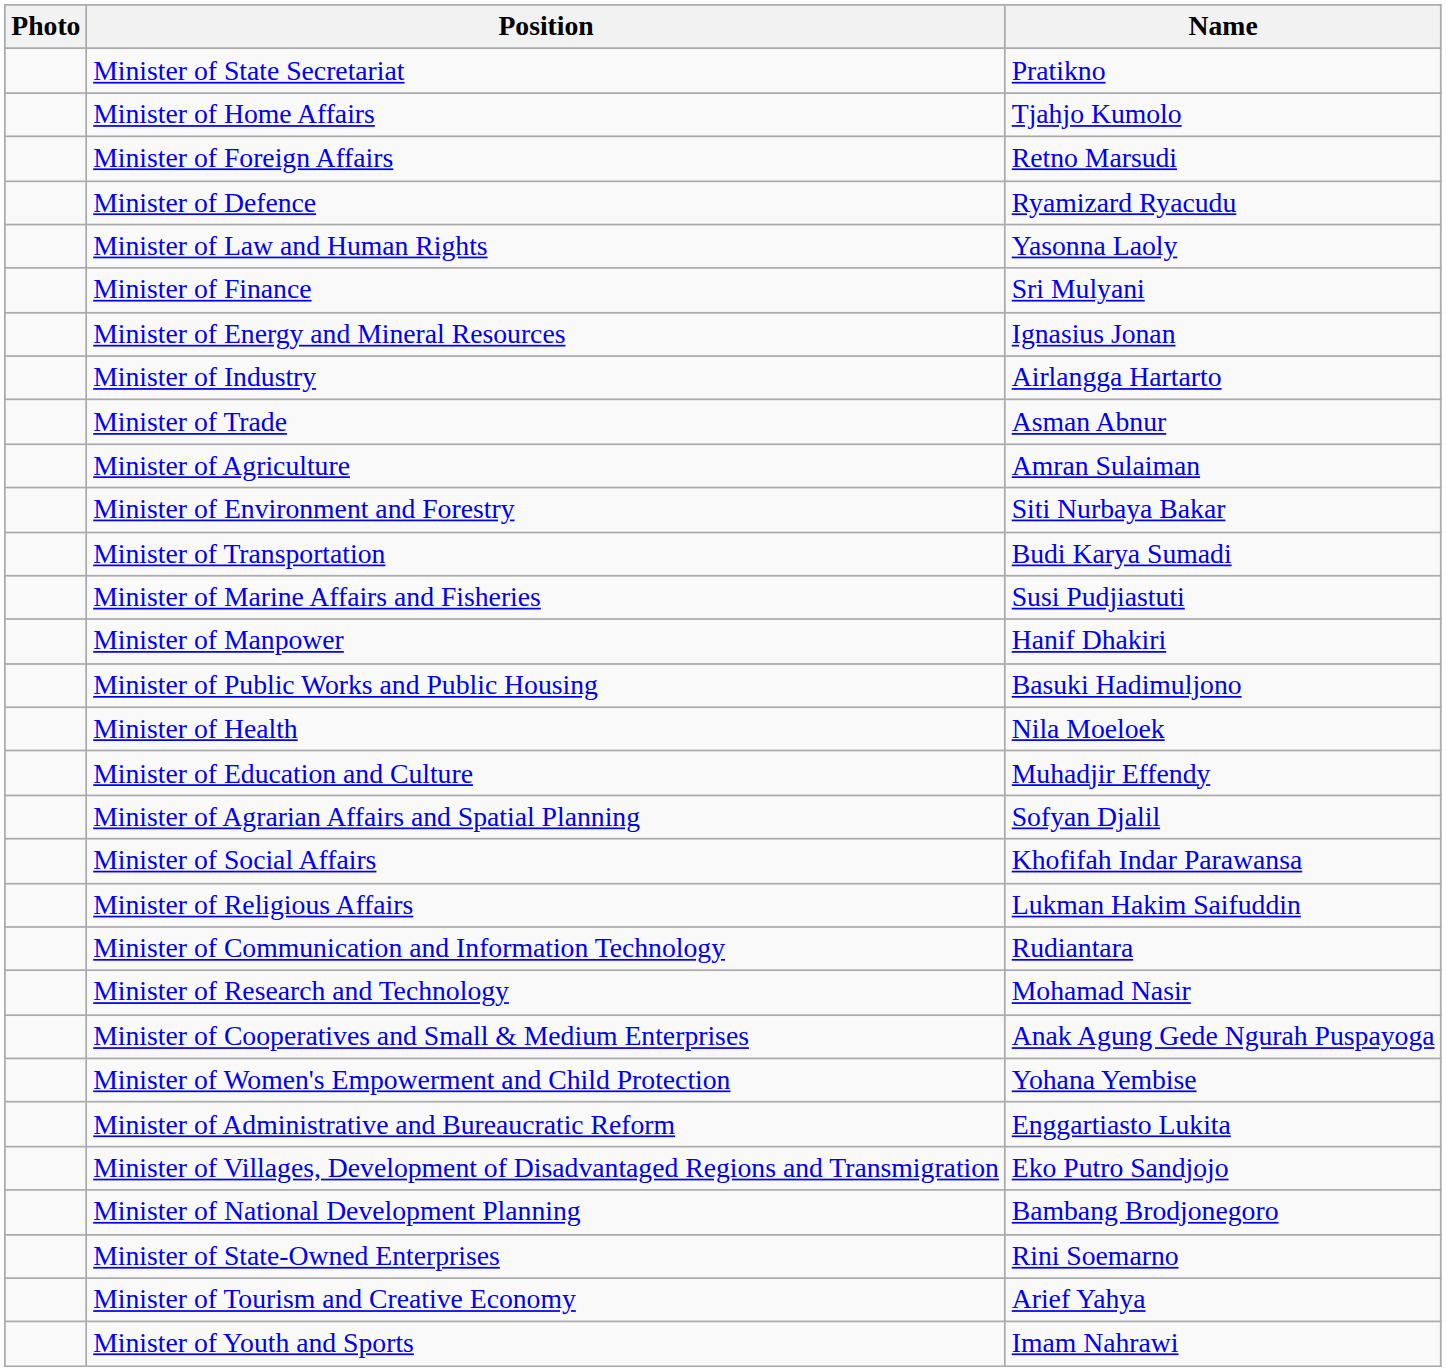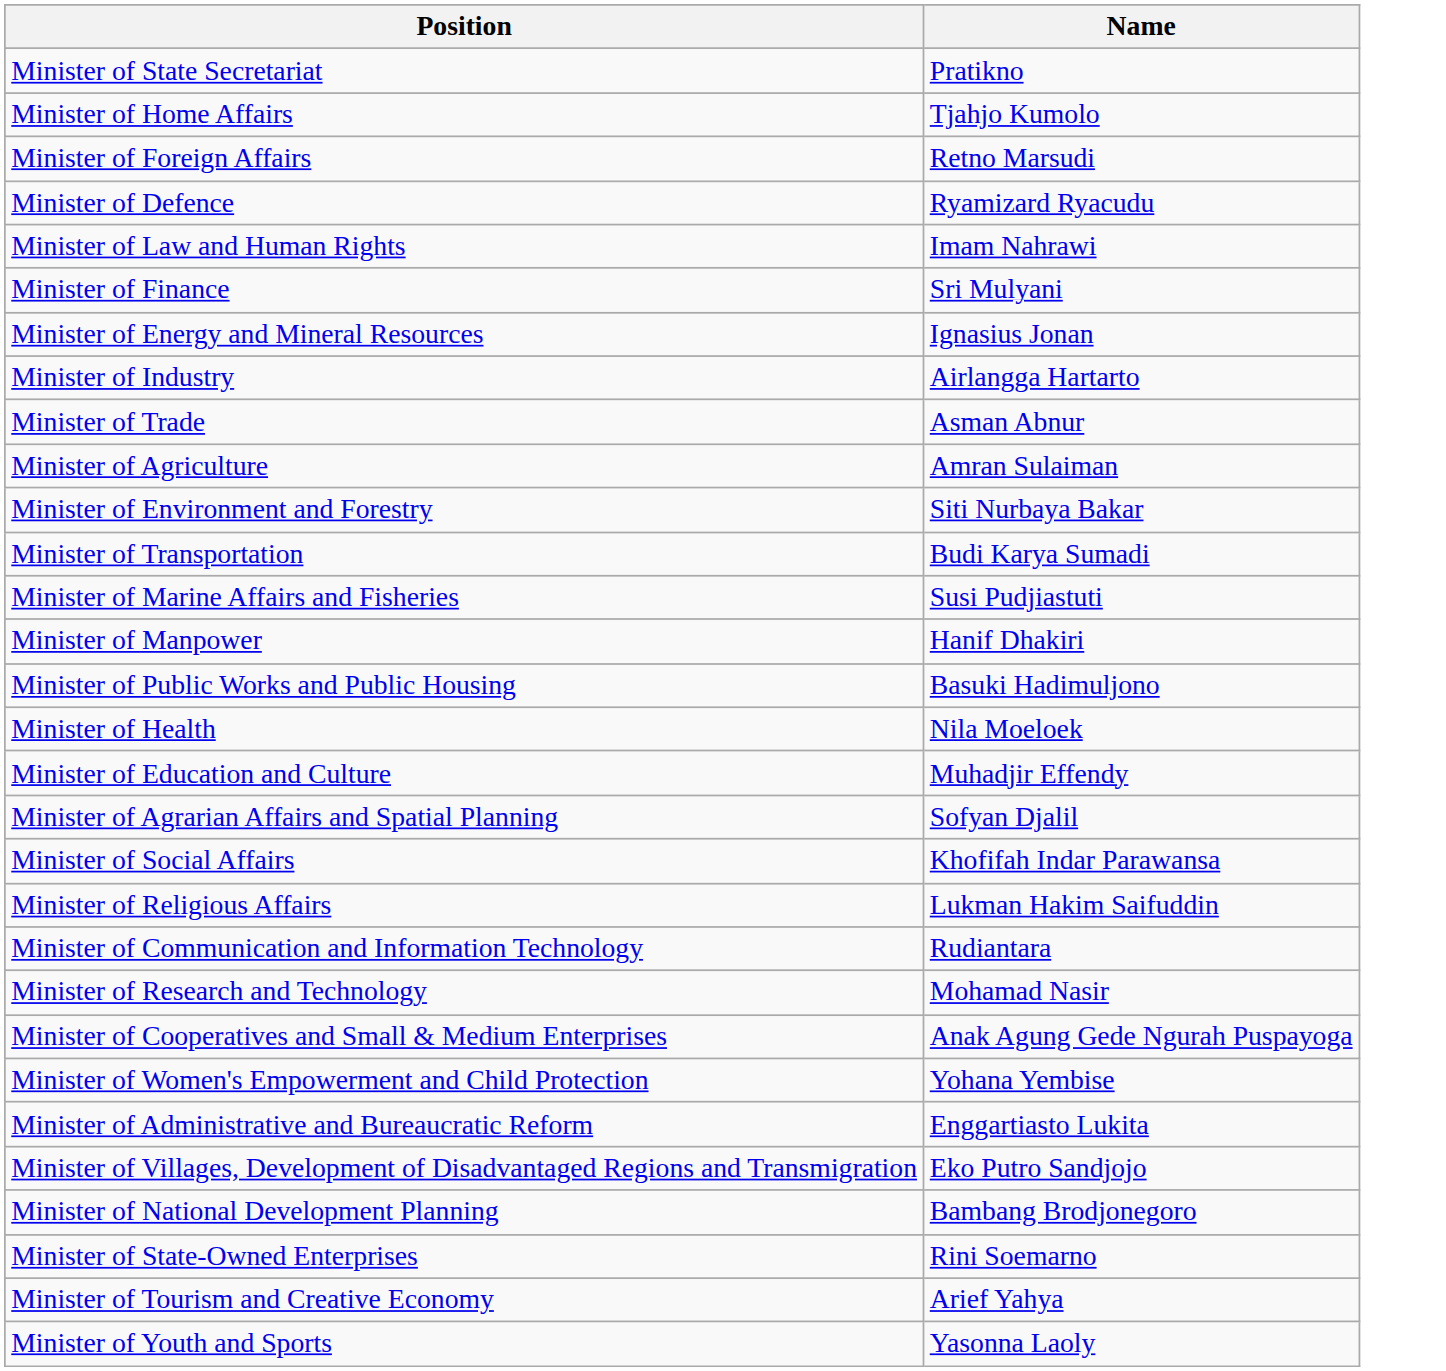- column: (46, 26)
(1095, 245) Yasonna Laoly -> (1013, 245) Imam Nahrawi
(1095, 1343) Imam Nahrawi -> (1013, 1343) Yasonna Laoly
